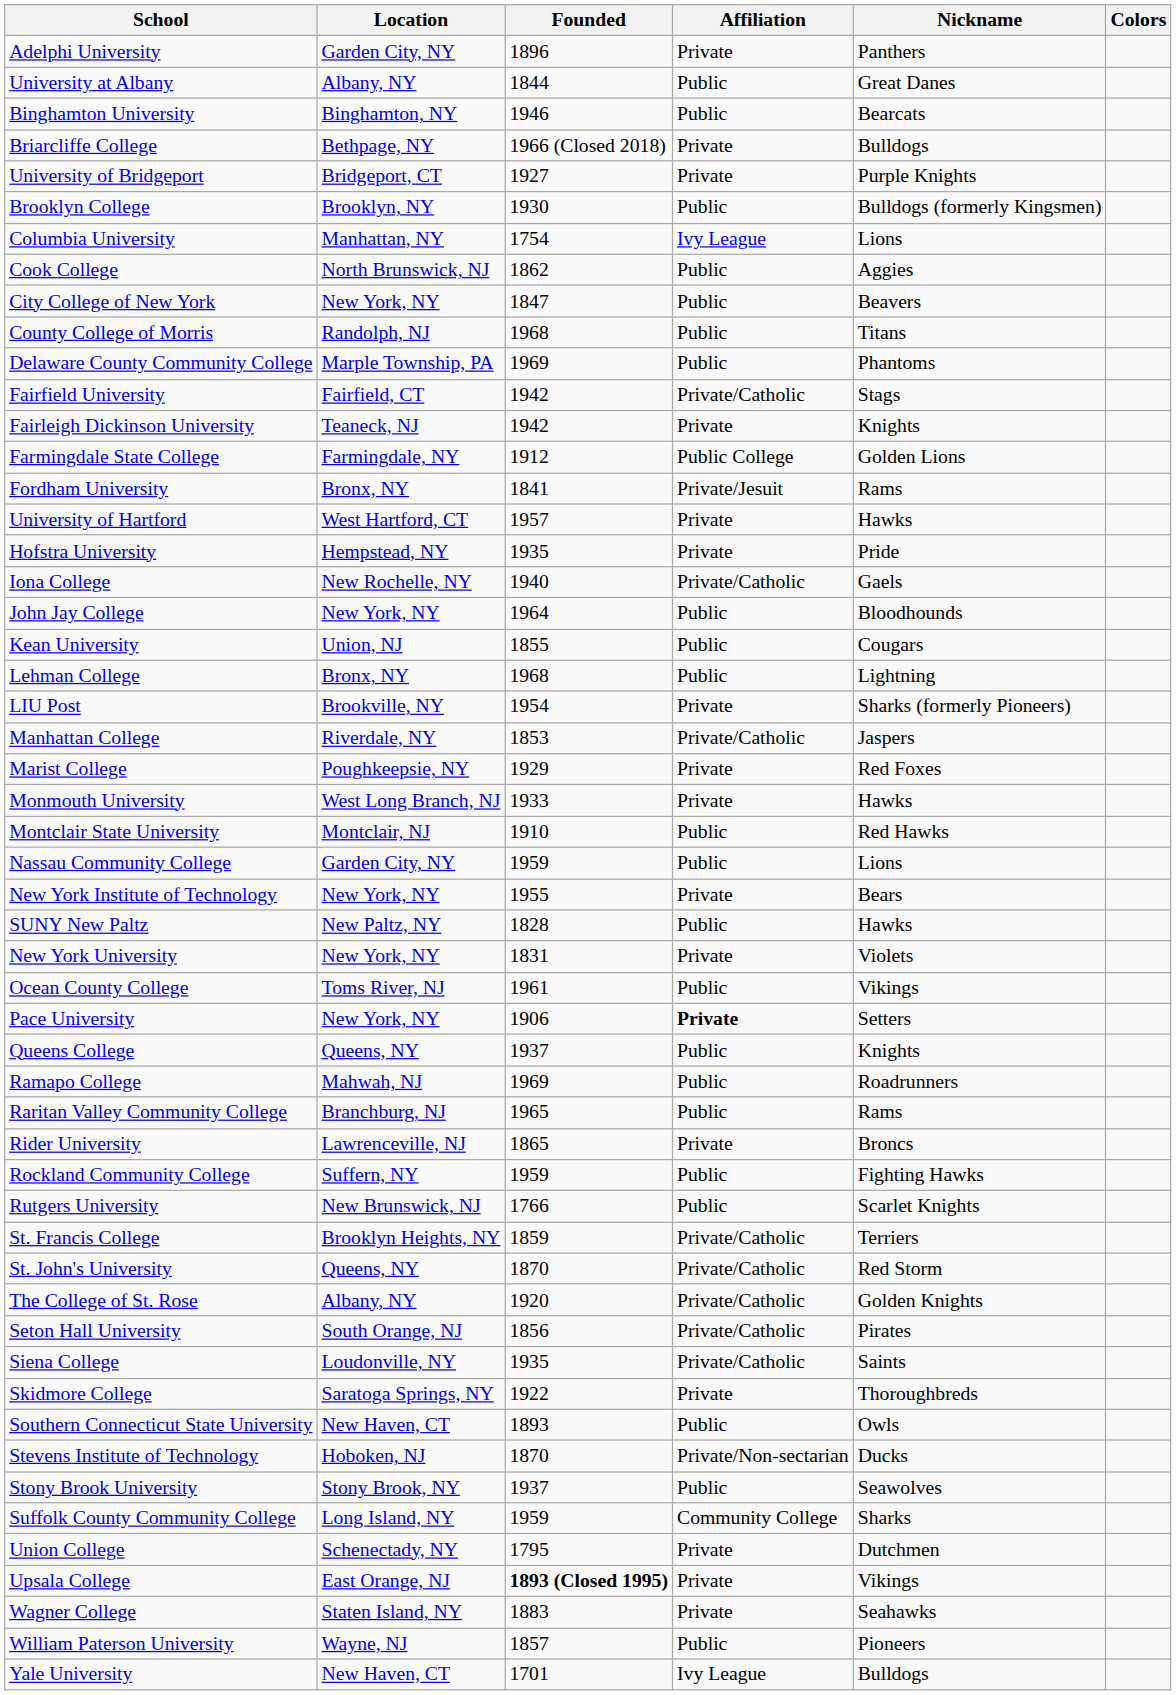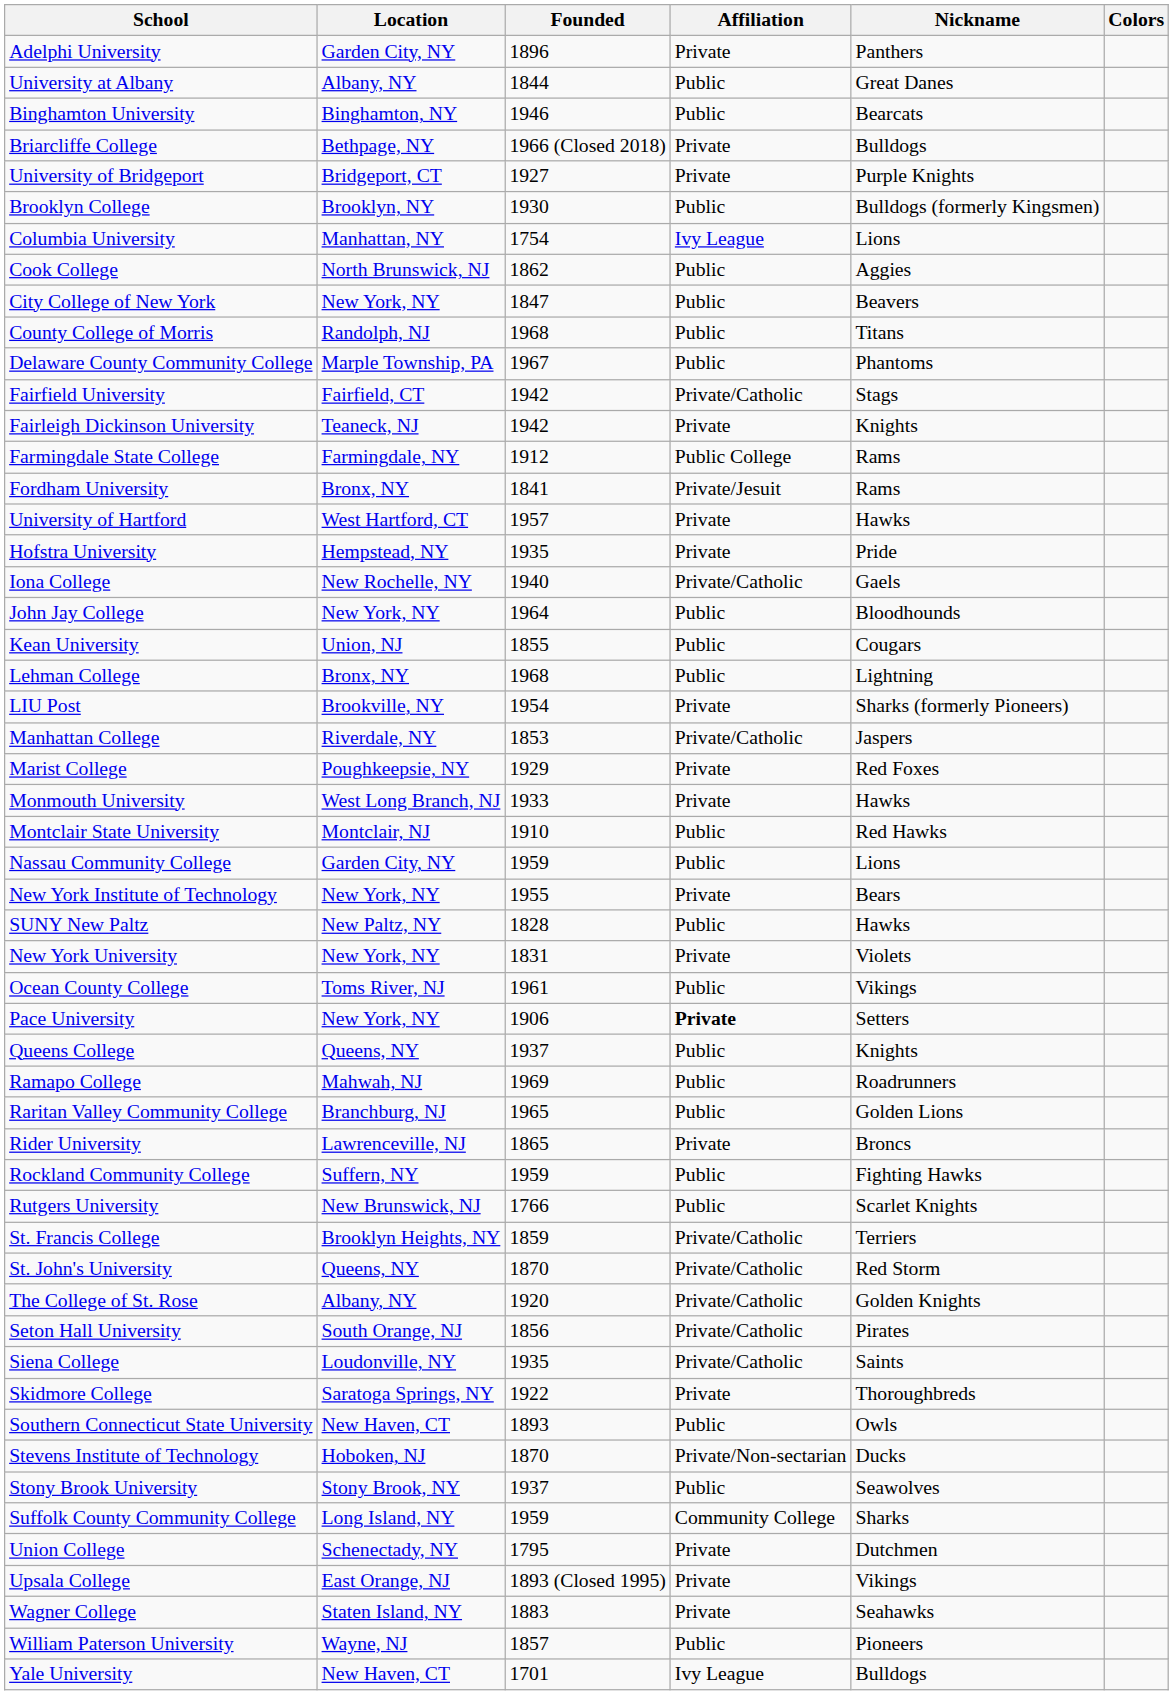(529, 363) 1969 -> (529, 363) 1967
(912, 457) Golden Lions -> (878, 457) Rams
(880, 1112) Rams -> (909, 1112) Golden Lions
(589, 1580) bold -> (588, 1580) normal
